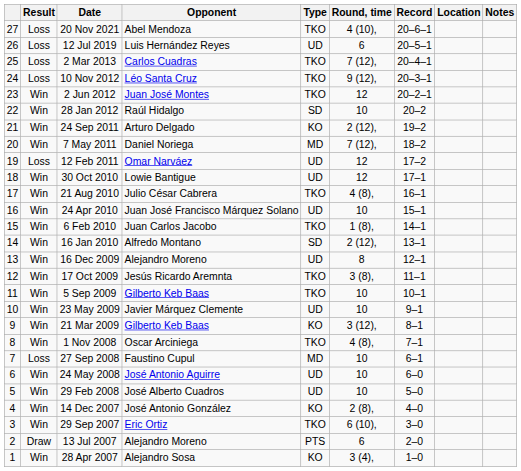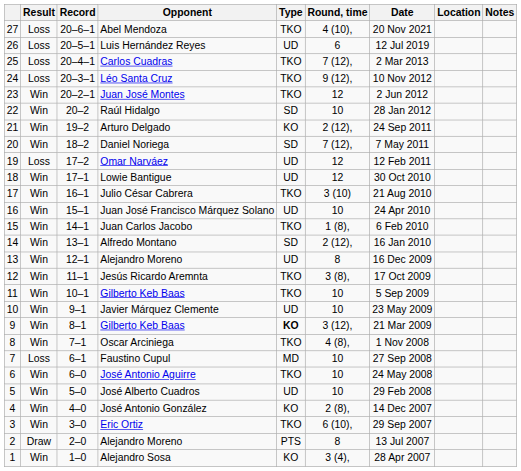columns swapped: (414, 12) <-> (90, 12)
(315, 144) MD -> (291, 144) SD
(362, 194) 4 (8), -> (337, 194) 3 (10)
(315, 326) normal -> (291, 326) bold
(315, 375) UD -> (291, 375) TKO
(362, 441) 6 -> (337, 441) 8
